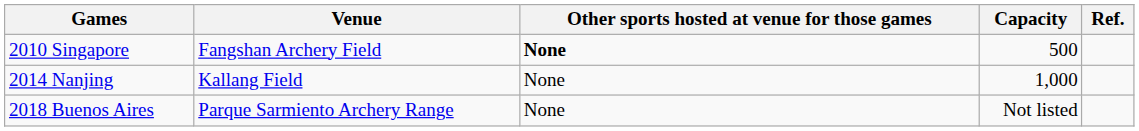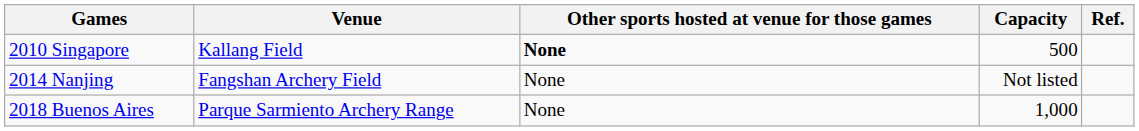(290, 49) Fangshan Archery Field -> (250, 49) Kallang Field
(250, 79) Kallang Field -> (290, 79) Fangshan Archery Field
(1056, 79) 1,000 -> (1040, 79) Not listed
(1040, 110) Not listed -> (1056, 110) 1,000
